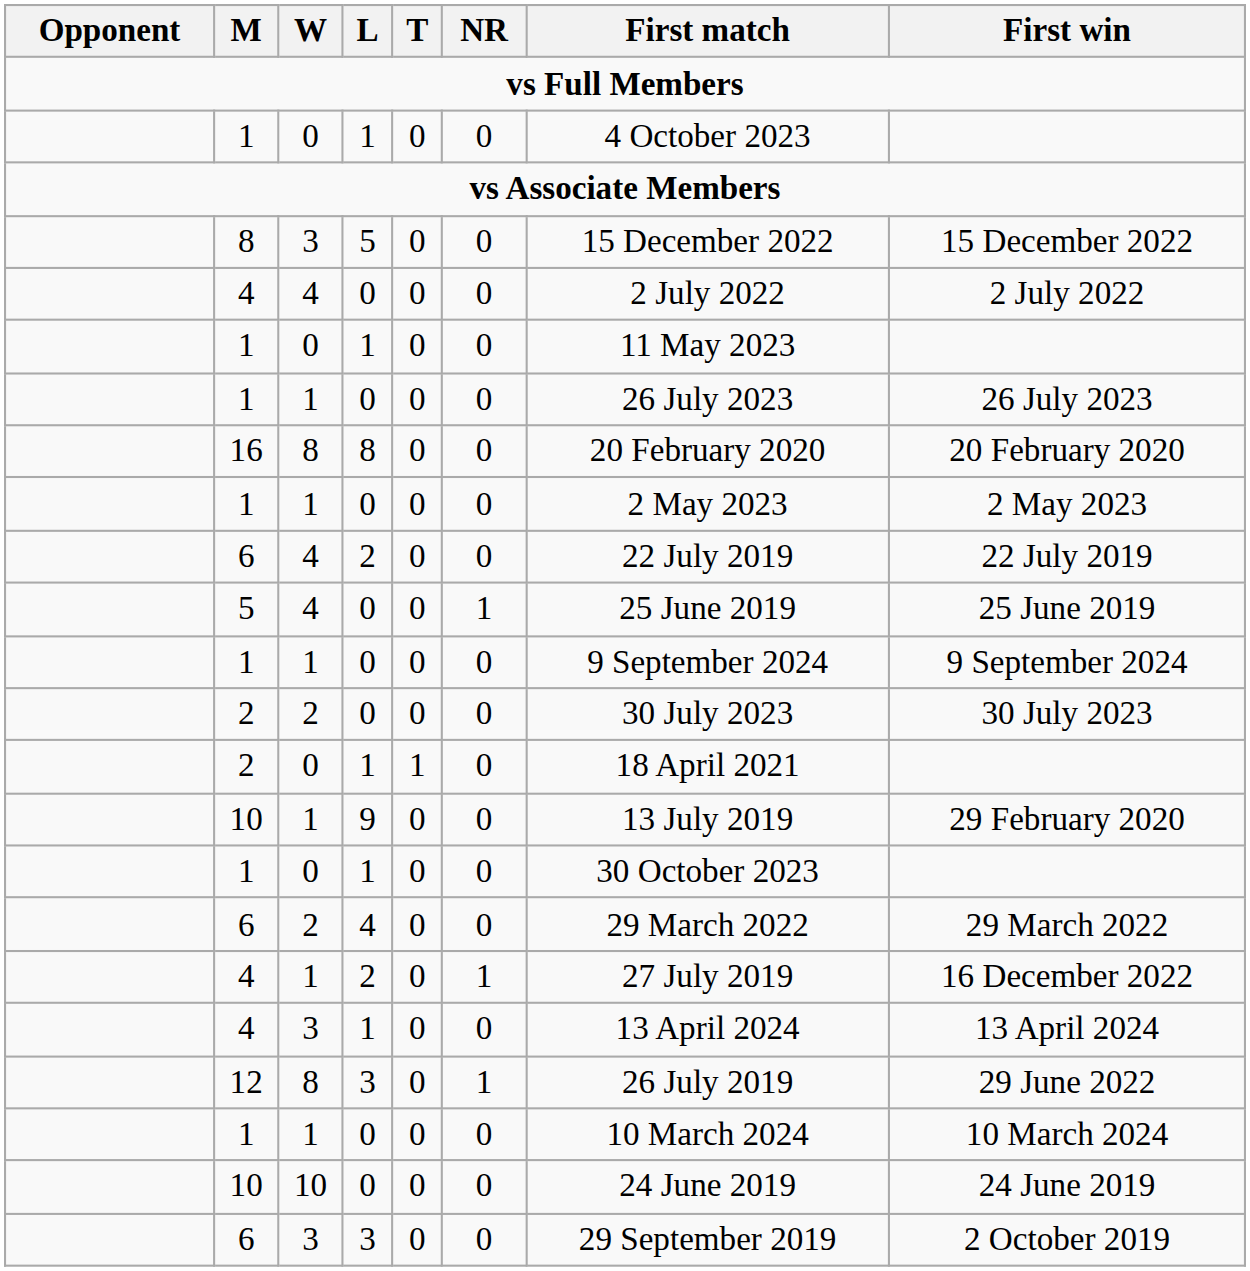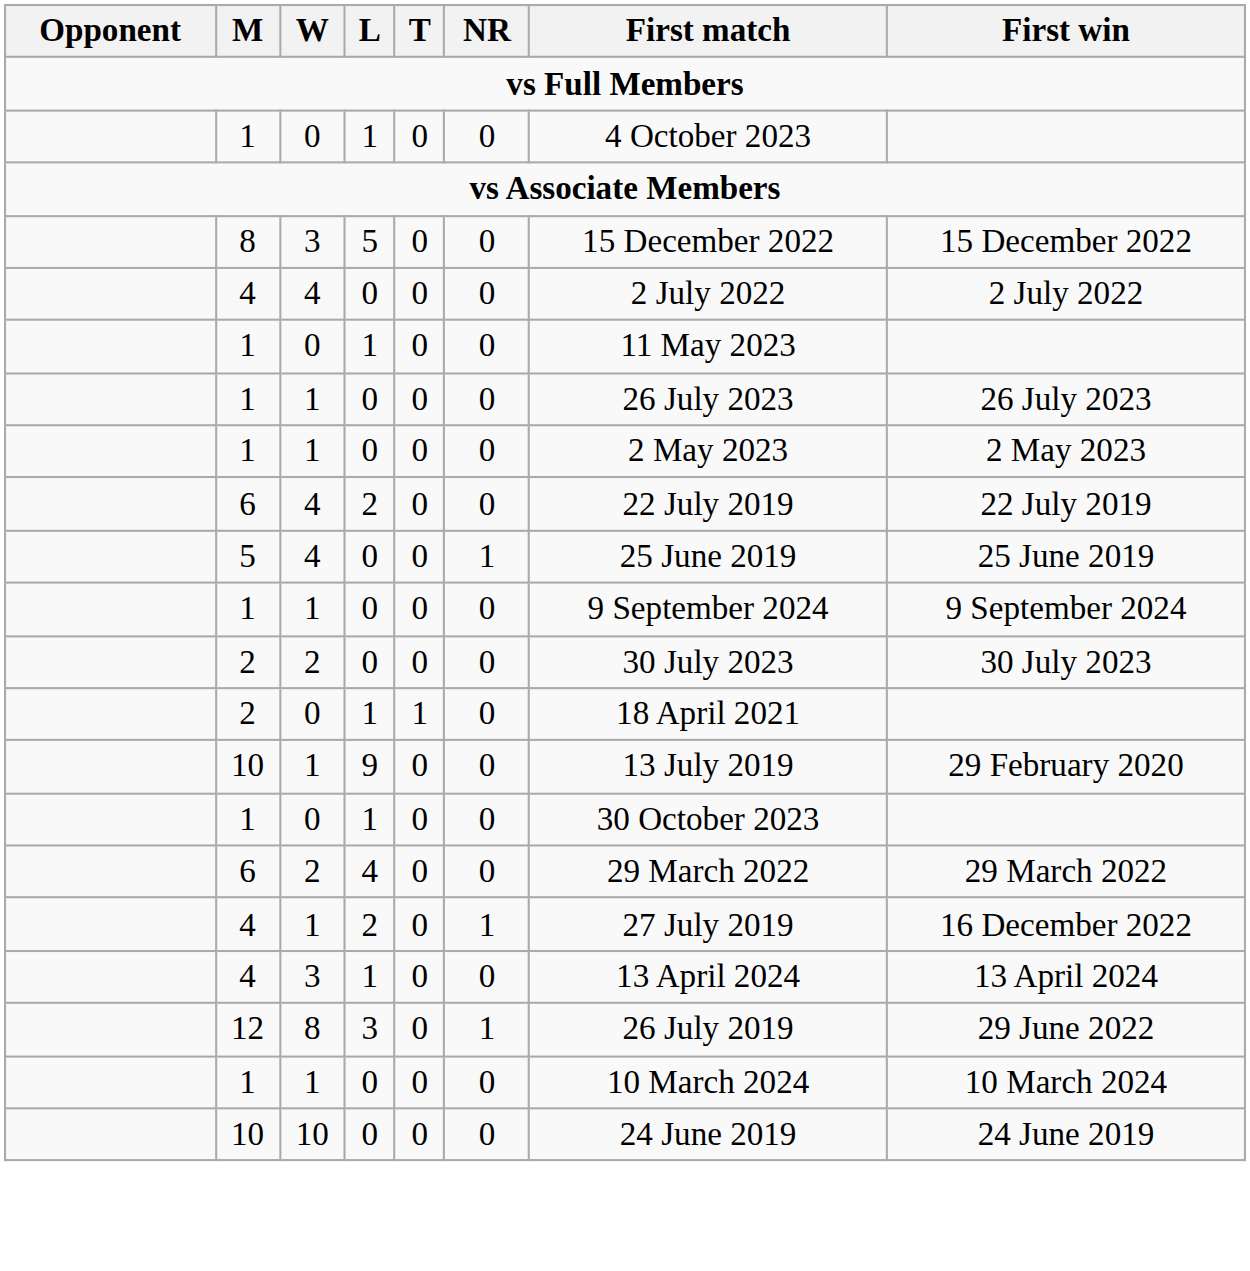- row: (246, 450)
- row: (246, 1238)
